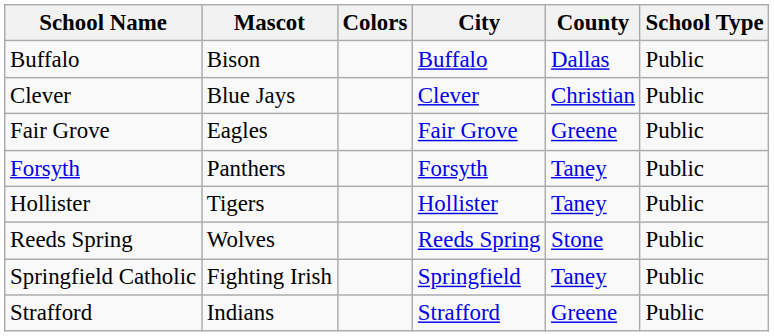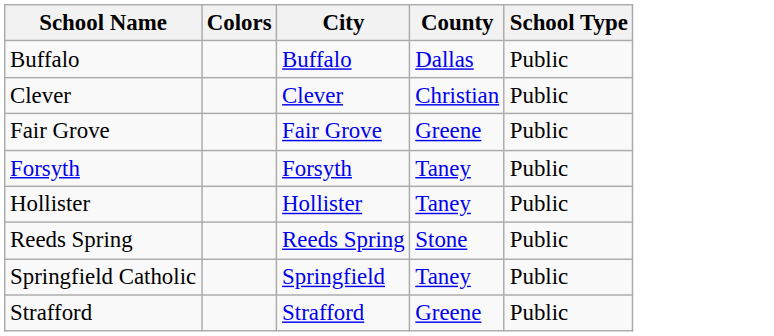- column: (269, 22)
